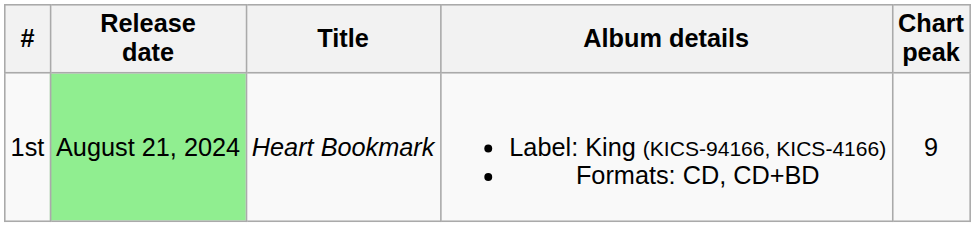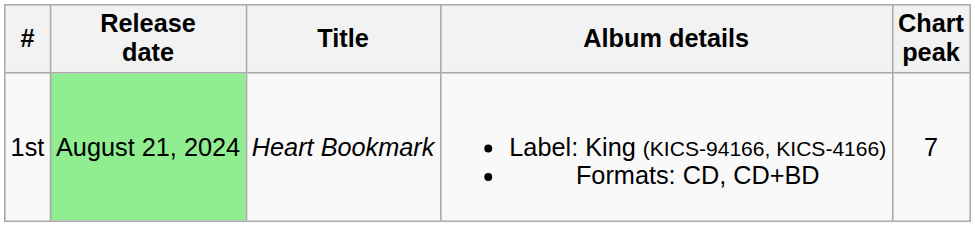(931, 146) 9 -> (931, 146) 7
